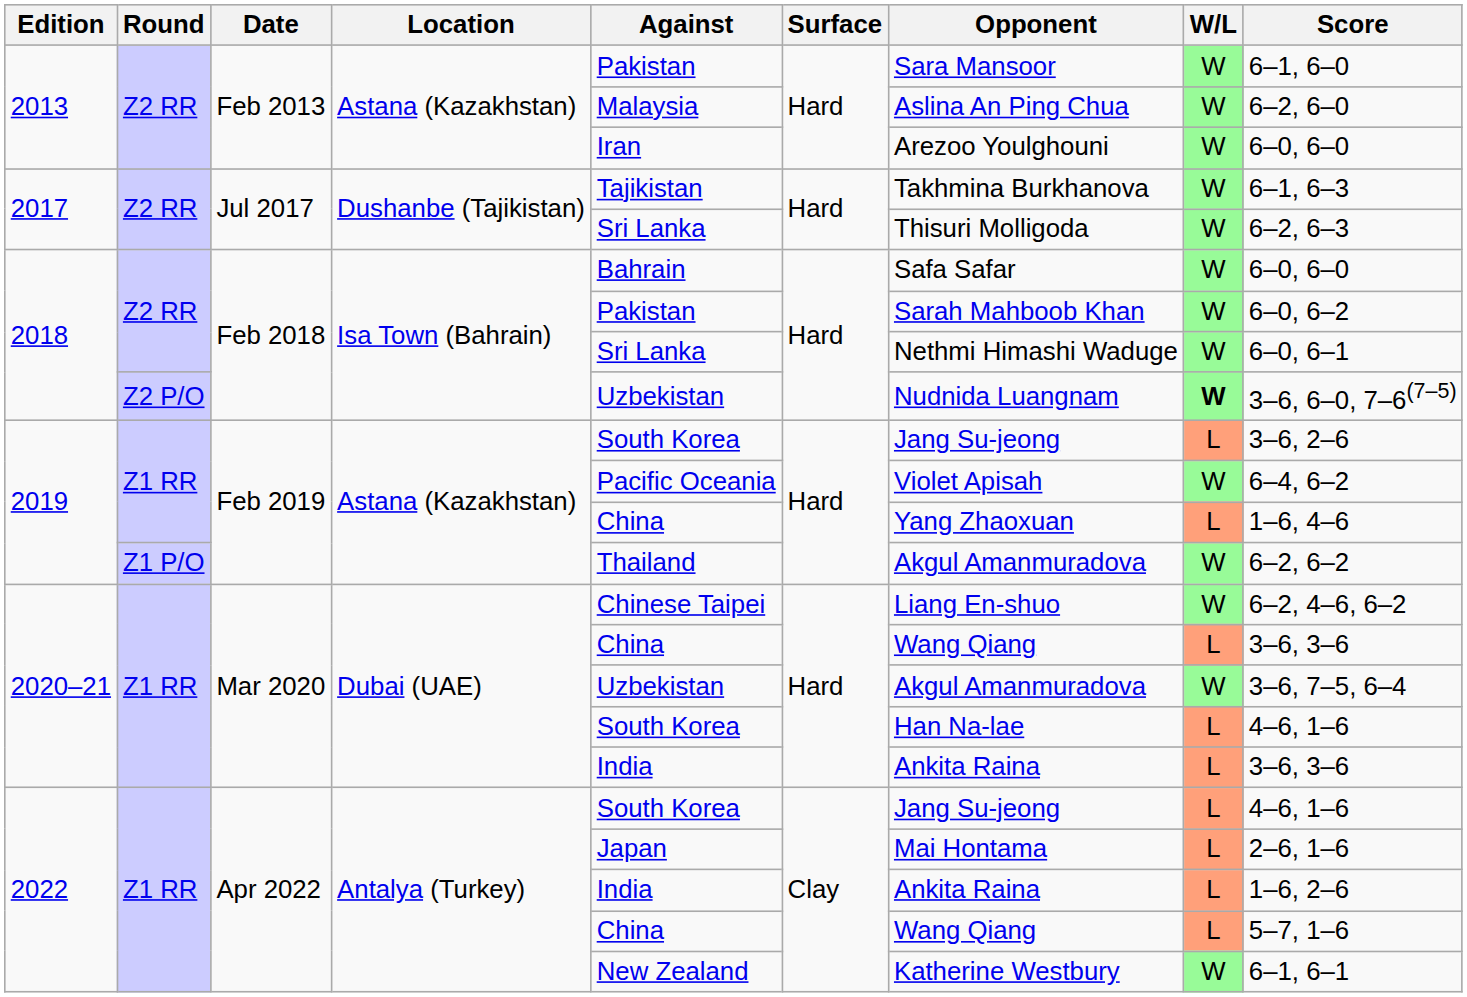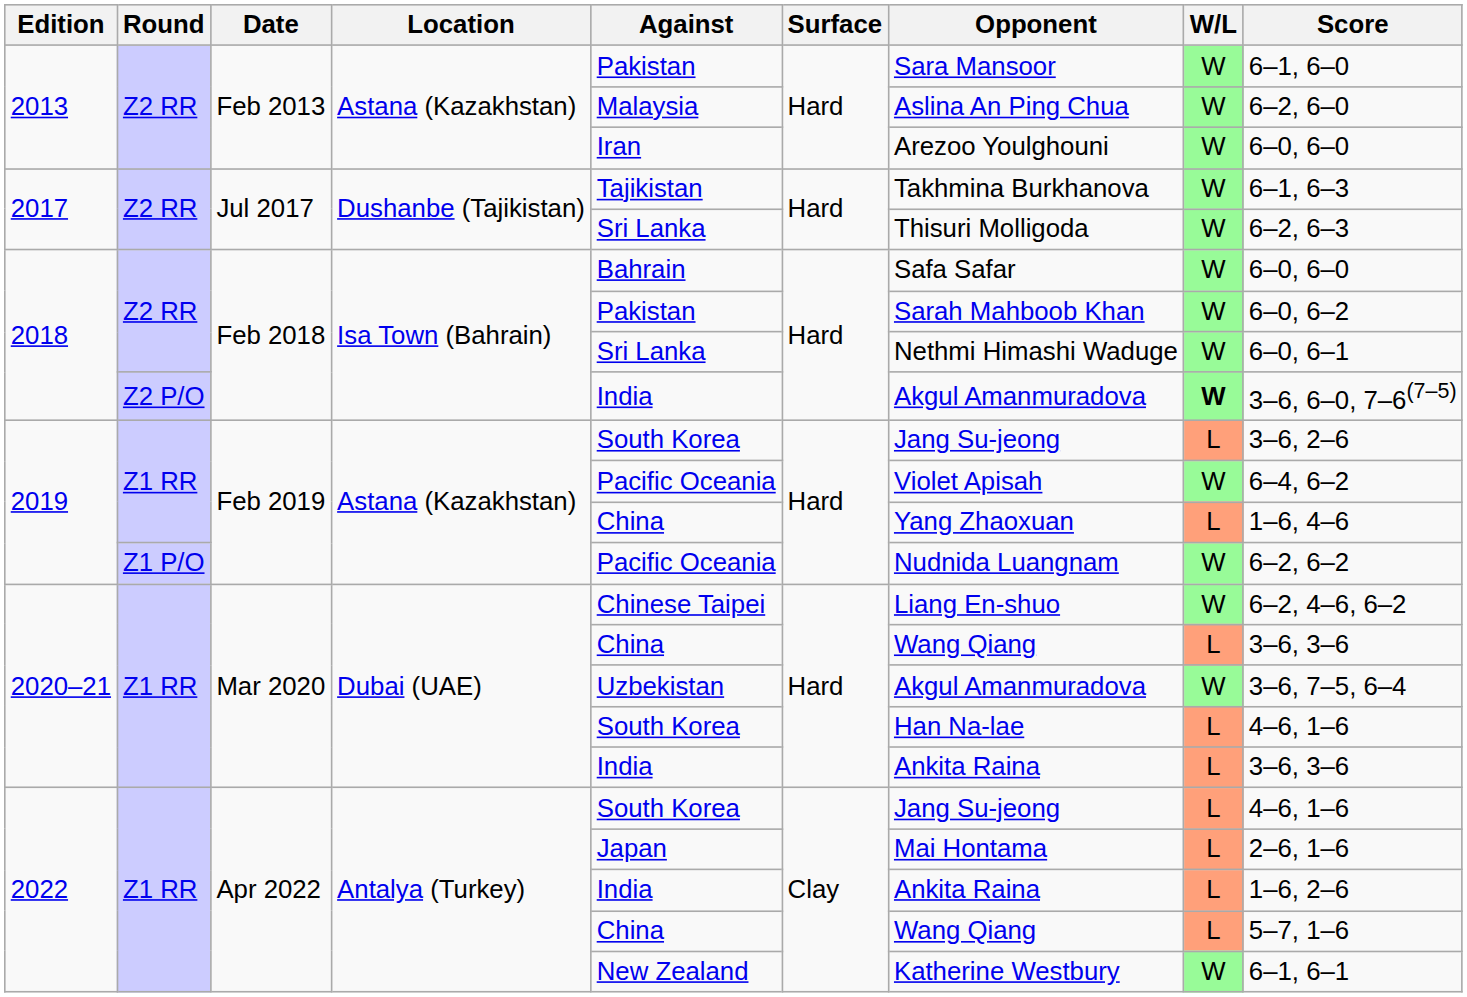(660, 396) Uzbekistan -> (625, 396) India
(1006, 396) Nudnida Luangnam -> (1020, 396) Akgul Amanmuradova
(646, 562) Thailand -> (686, 562) Pacific Oceania
(1020, 562) Akgul Amanmuradova -> (1006, 562) Nudnida Luangnam
